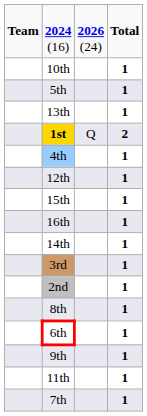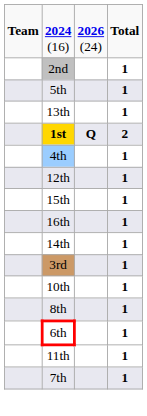rows swapped: (58, 68) <-> (58, 287)
(91, 134) normal -> (91, 134) bold
- row: (58, 356)
